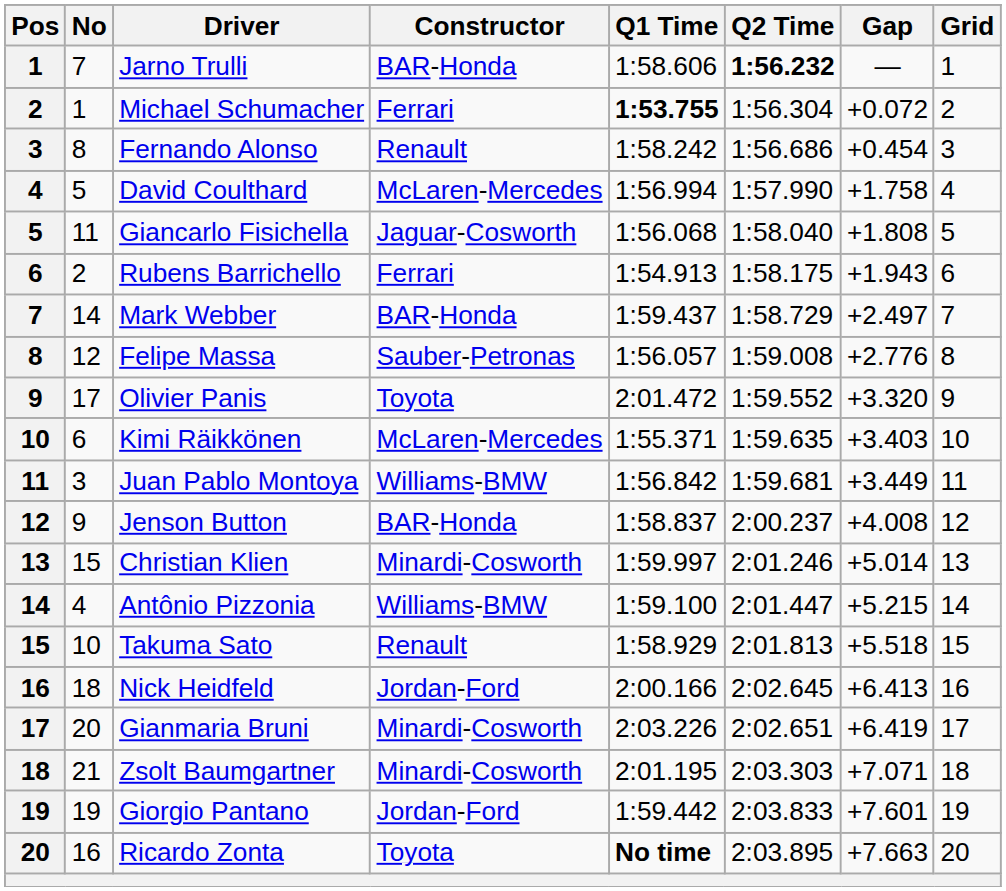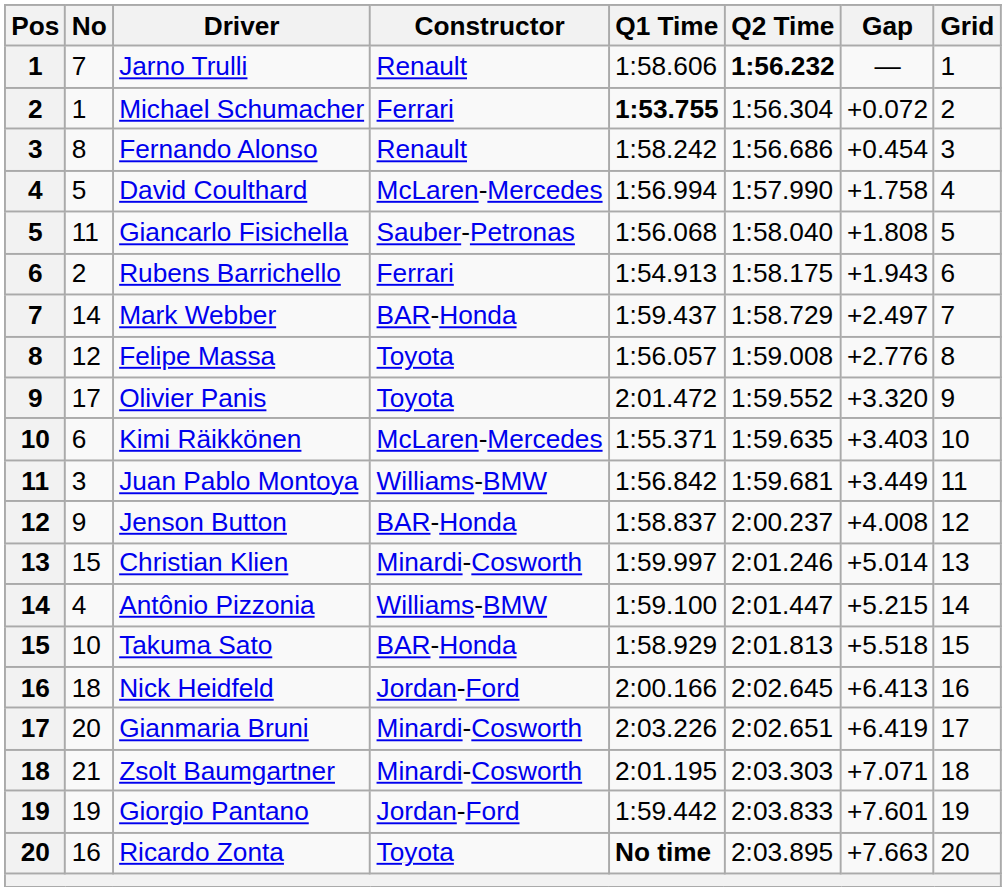(447, 67) BAR-Honda -> (422, 67) Renault
(476, 232) Jaguar-Cosworth -> (476, 232) Sauber-Petronas
(476, 356) Sauber-Petronas -> (415, 356) Toyota
(422, 646) Renault -> (447, 646) BAR-Honda
